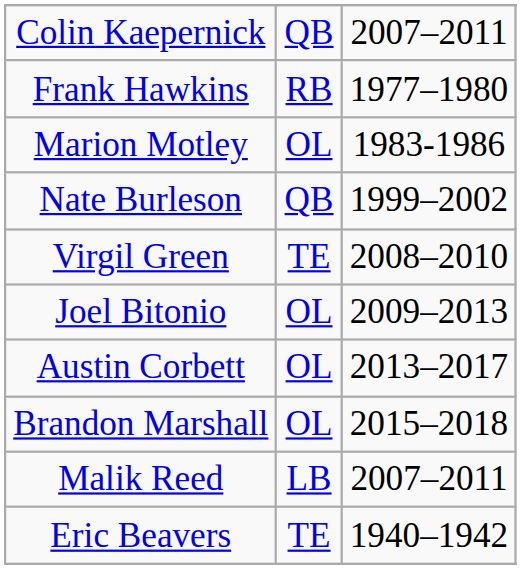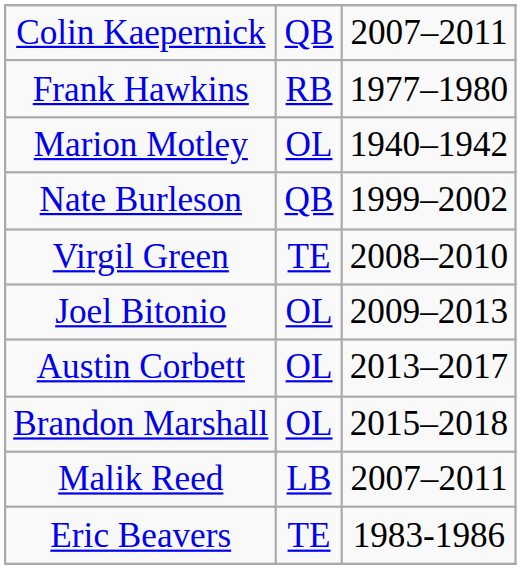(429, 144) 1983-1986 -> (429, 144) 1940–1942
(429, 534) 1940–1942 -> (429, 534) 1983-1986
